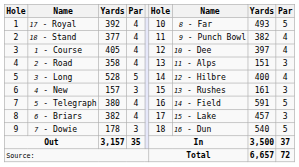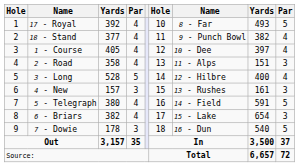(262, 116) 457 -> (262, 116) 654
